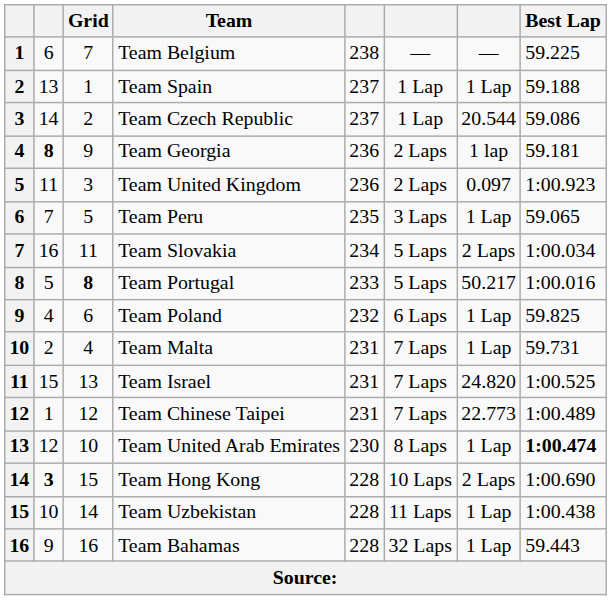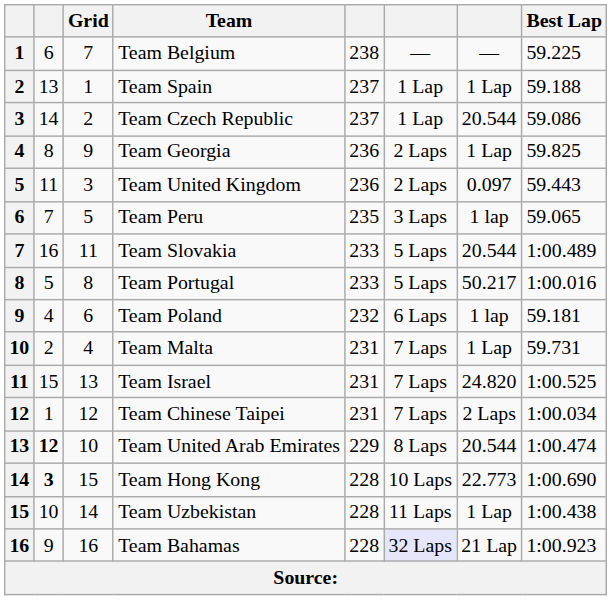(49, 151) bold -> (49, 151) normal
(489, 151) 1 lap -> (489, 151) 1 Lap
(553, 151) 59.181 -> (554, 151) 59.825
(560, 184) 1:00.923 -> (554, 184) 59.443
(489, 217) 1 Lap -> (489, 217) 1 lap
(364, 249) 234 -> (364, 249) 233
(489, 249) 2 Laps -> (489, 249) 20.544
(560, 249) 1:00.034 -> (561, 249) 1:00.489
(88, 282) bold -> (88, 282) normal
(489, 315) 1 Lap -> (489, 315) 1 lap
(553, 315) 59.825 -> (554, 315) 59.181
(489, 413) 22.773 -> (489, 413) 2 Laps
(560, 413) 1:00.489 -> (561, 413) 1:00.034
(49, 446) normal -> (49, 446) bold
(364, 446) 230 -> (364, 446) 229
(489, 446) 1 Lap -> (489, 446) 20.544
(561, 446) bold -> (561, 446) normal
(489, 479) 2 Laps -> (489, 479) 22.773
(420, 544) no background -> (420, 544) lavender background
(489, 544) 1 Lap -> (489, 544) 21 Lap
(553, 544) 59.443 -> (561, 544) 1:00.923
